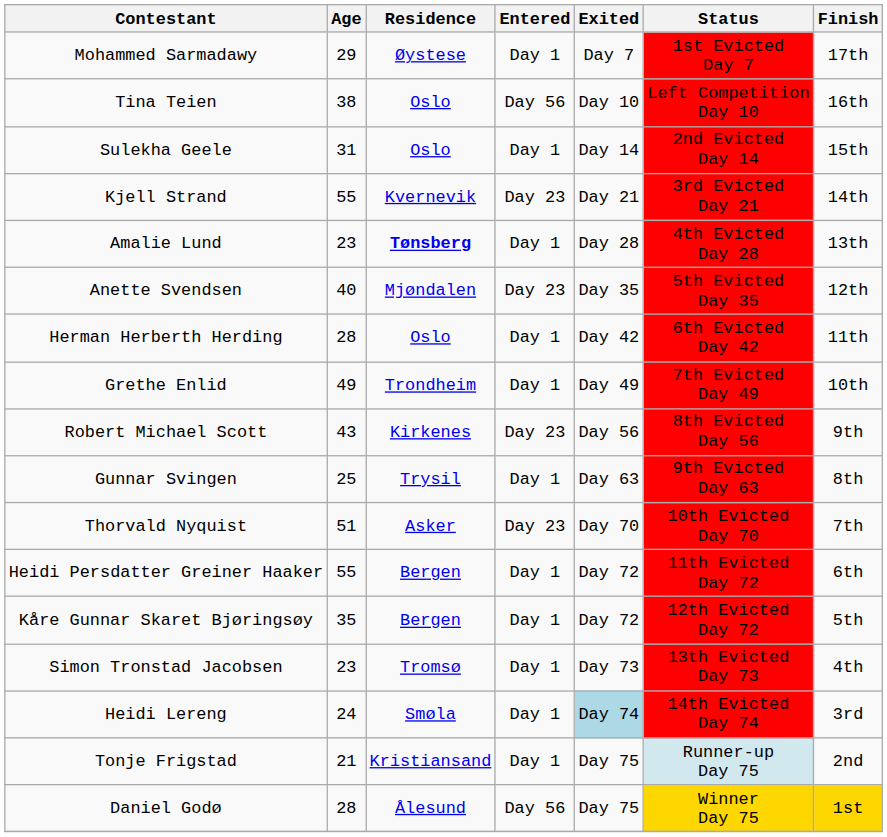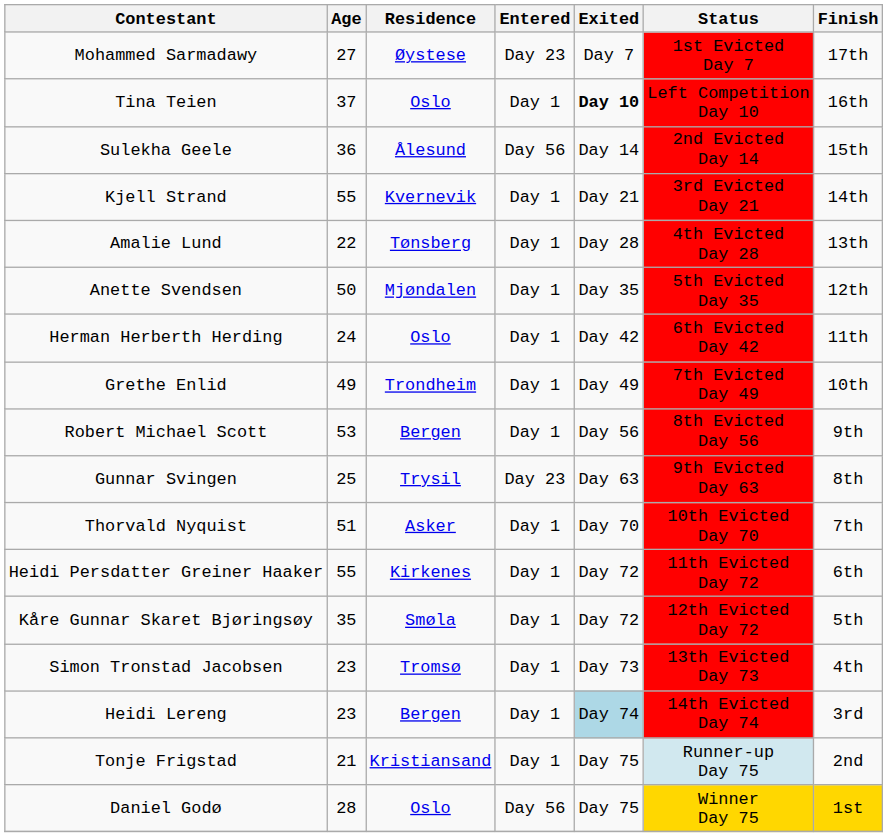(346, 56) 29 -> (346, 56) 27
(535, 56) Day 1 -> (535, 56) Day 23
(346, 103) 38 -> (346, 103) 37
(535, 103) Day 56 -> (535, 103) Day 1
(609, 103) normal -> (609, 103) bold
(346, 150) 31 -> (346, 150) 36
(430, 150) Oslo -> (430, 150) Ålesund
(535, 150) Day 1 -> (535, 150) Day 56
(535, 197) Day 23 -> (535, 197) Day 1
(346, 244) 23 -> (346, 244) 22
(430, 244) bold -> (430, 244) normal
(346, 291) 40 -> (346, 291) 50
(535, 291) Day 23 -> (535, 291) Day 1
(346, 338) 28 -> (346, 338) 24
(346, 432) 43 -> (346, 432) 53
(430, 432) Kirkenes -> (430, 432) Bergen
(535, 432) Day 23 -> (535, 432) Day 1
(535, 479) Day 1 -> (535, 479) Day 23
(535, 526) Day 23 -> (535, 526) Day 1
(430, 573) Bergen -> (430, 573) Kirkenes
(430, 620) Bergen -> (430, 620) Smøla
(346, 714) 24 -> (346, 714) 23
(430, 714) Smøla -> (430, 714) Bergen
(430, 808) Ålesund -> (430, 808) Oslo
